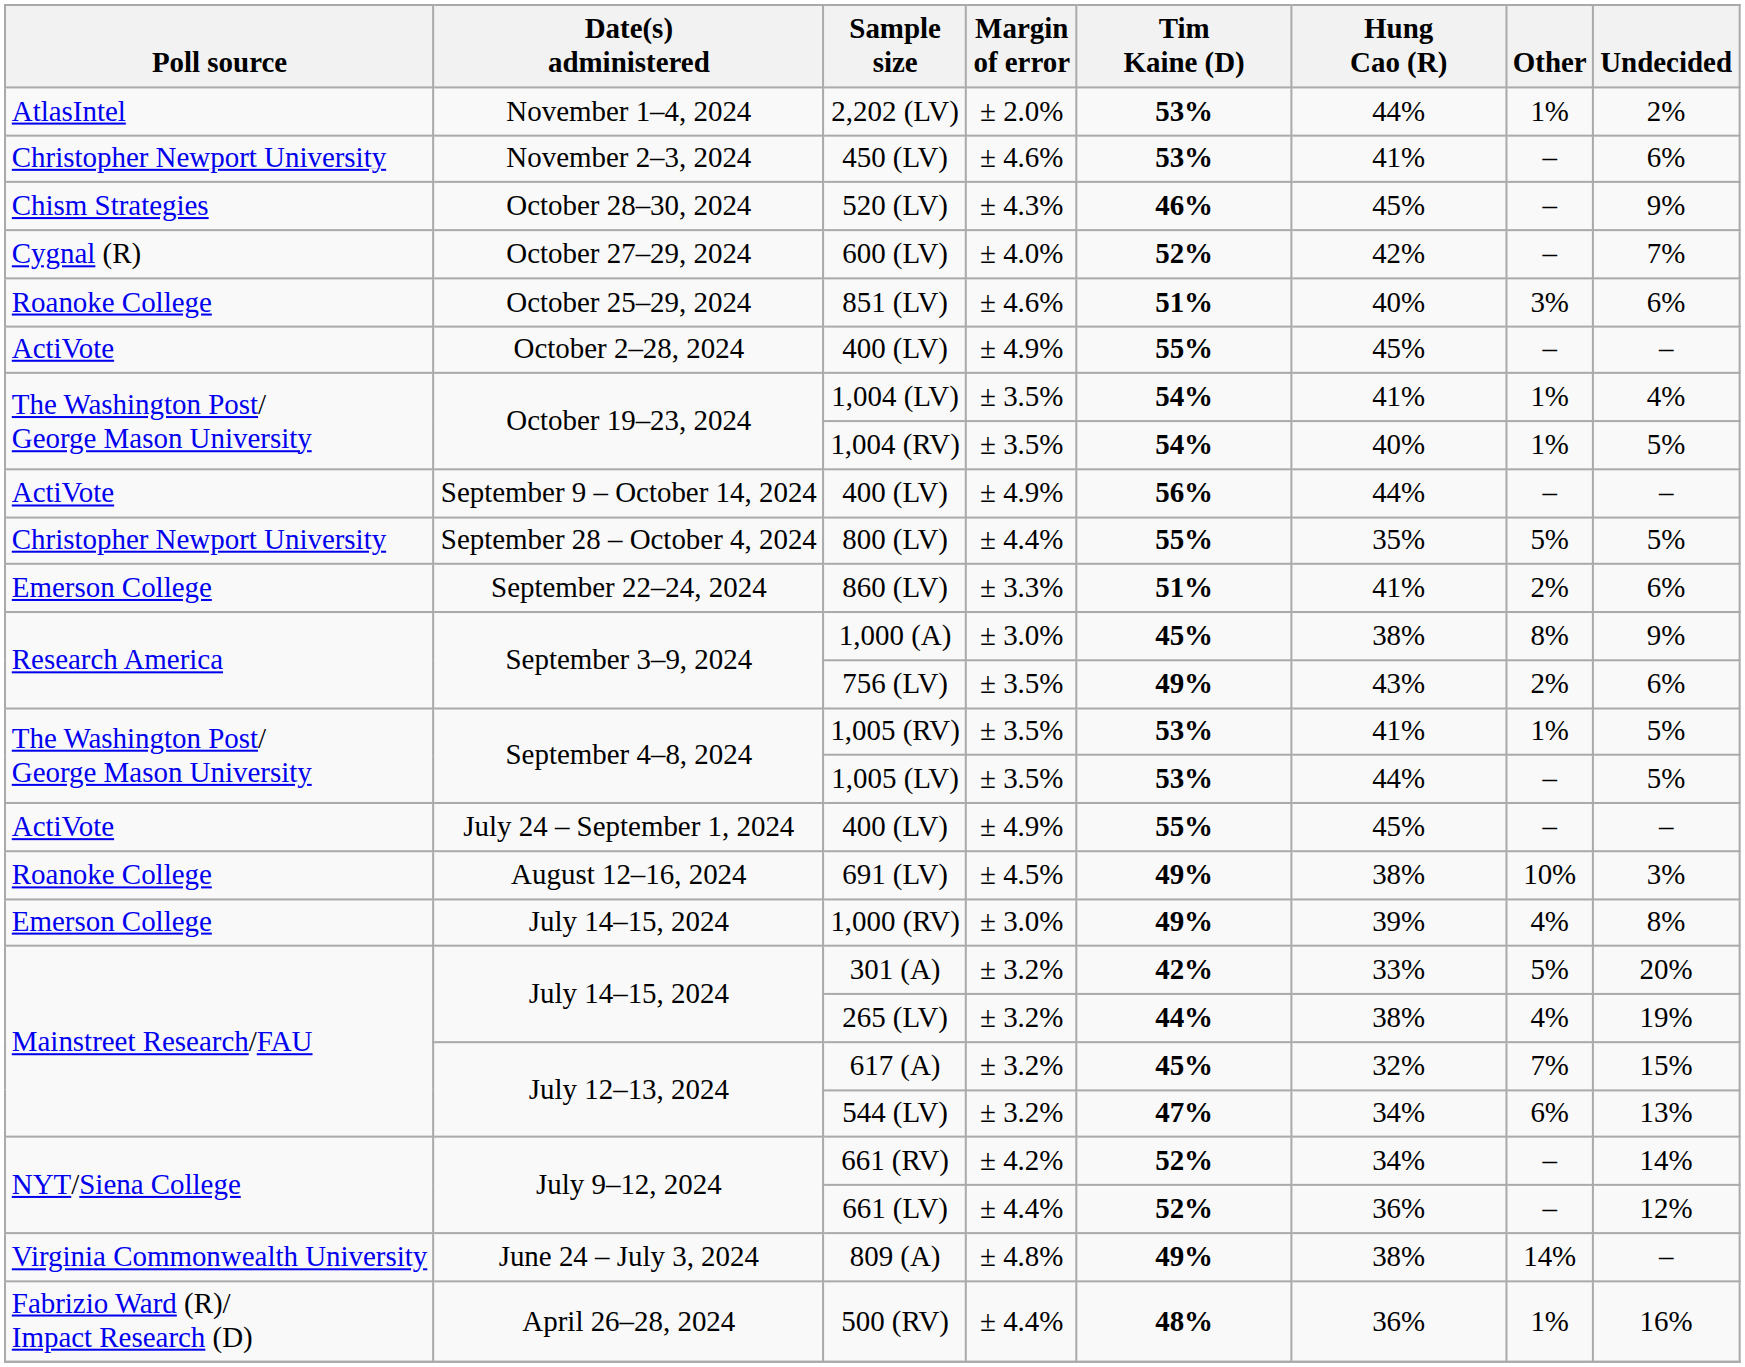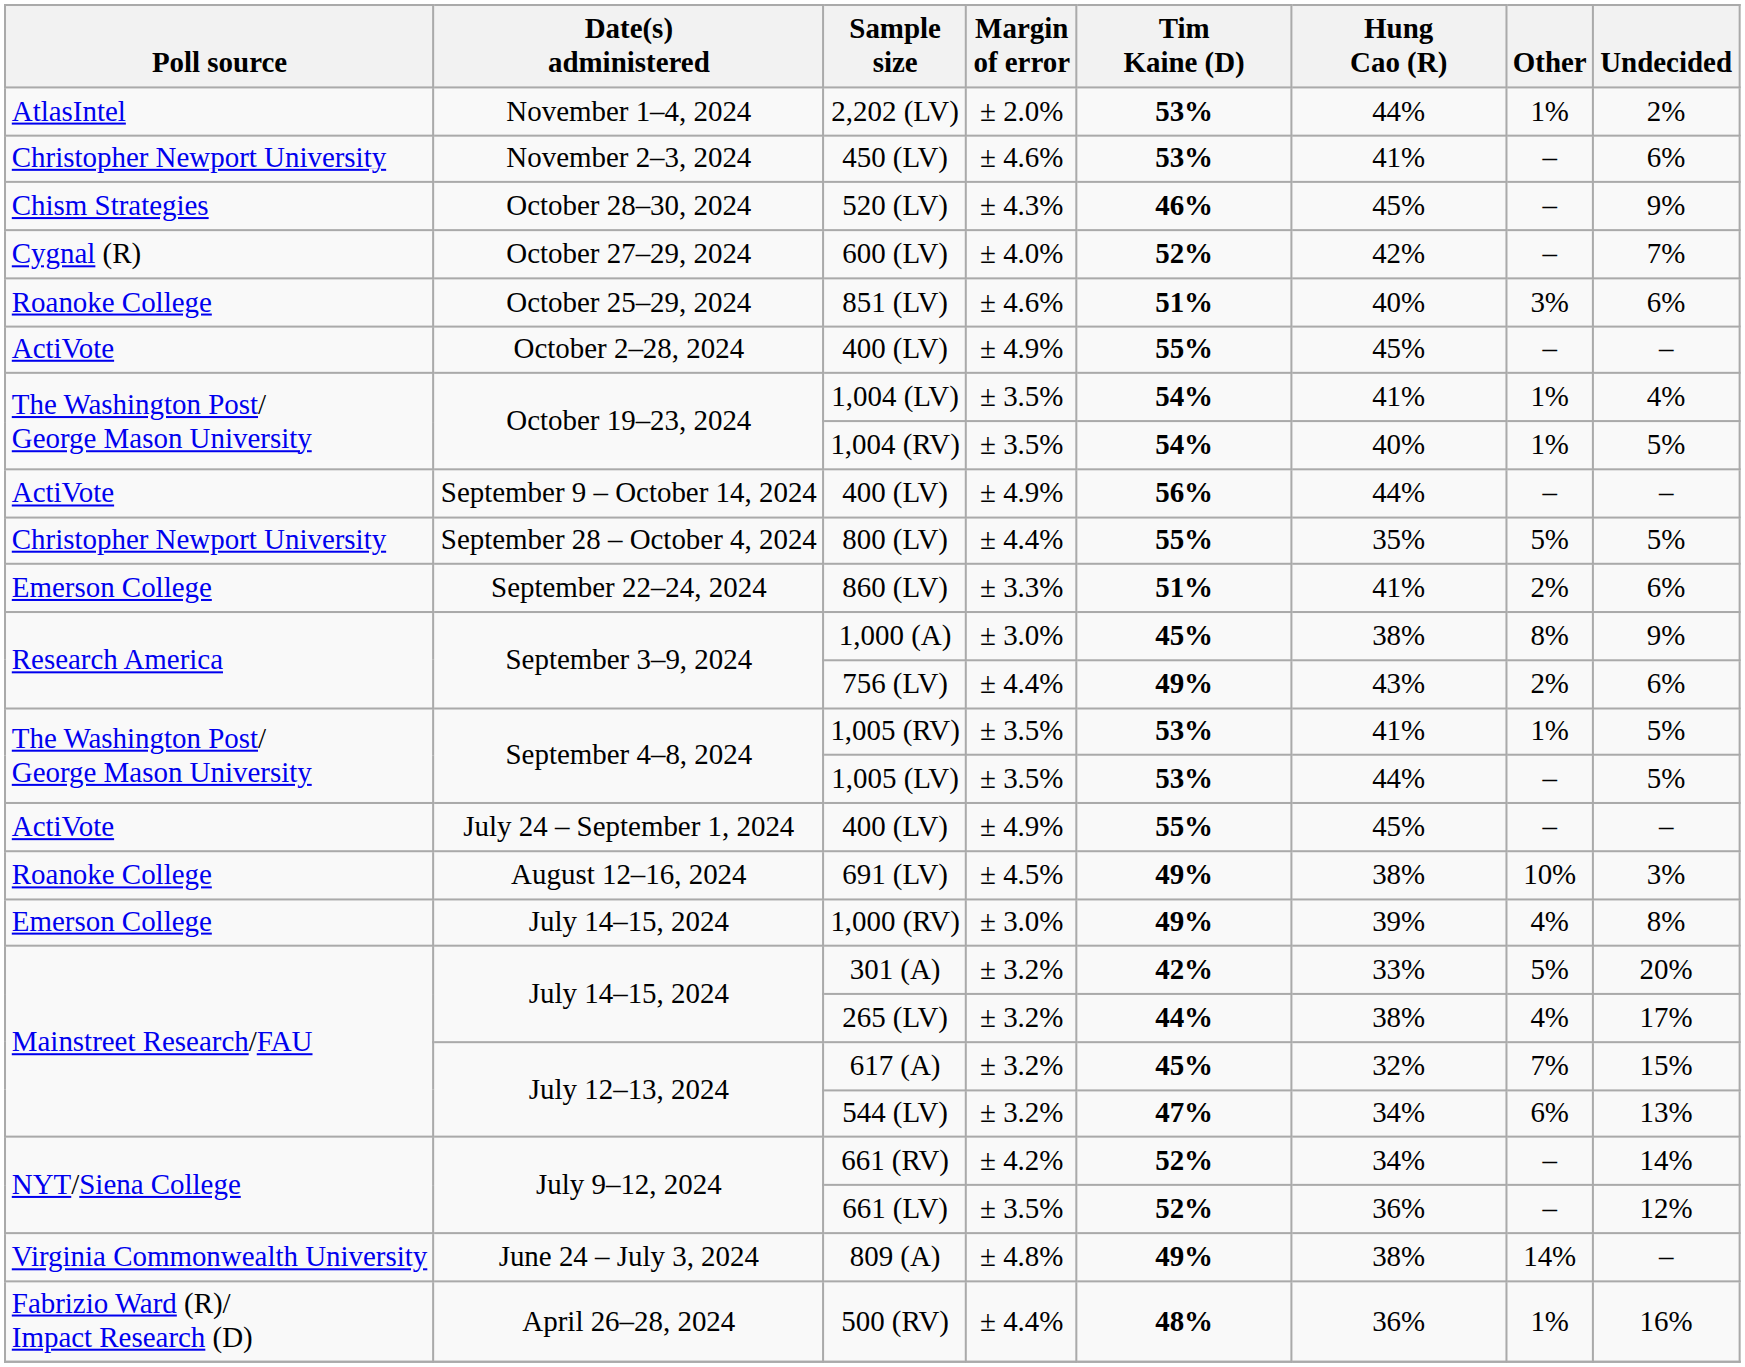(1022, 683) ± 3.5% -> (1022, 683) ± 4.4%
(1666, 1017) 19% -> (1666, 1017) 17%
(1022, 1208) ± 4.4% -> (1022, 1208) ± 3.5%
